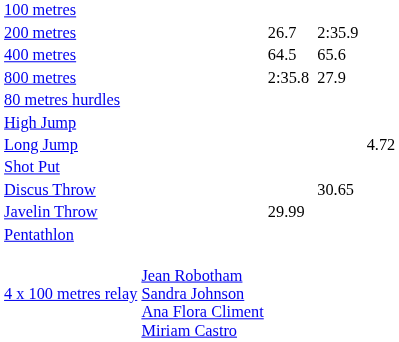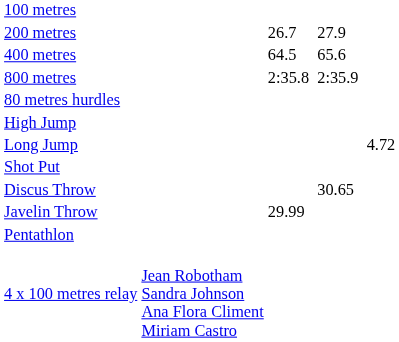(338, 32) 2:35.9 -> (332, 32) 27.9
(332, 77) 27.9 -> (338, 77) 2:35.9
